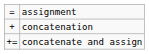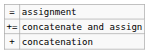rows swapped: (57, 27) <-> (82, 41)
